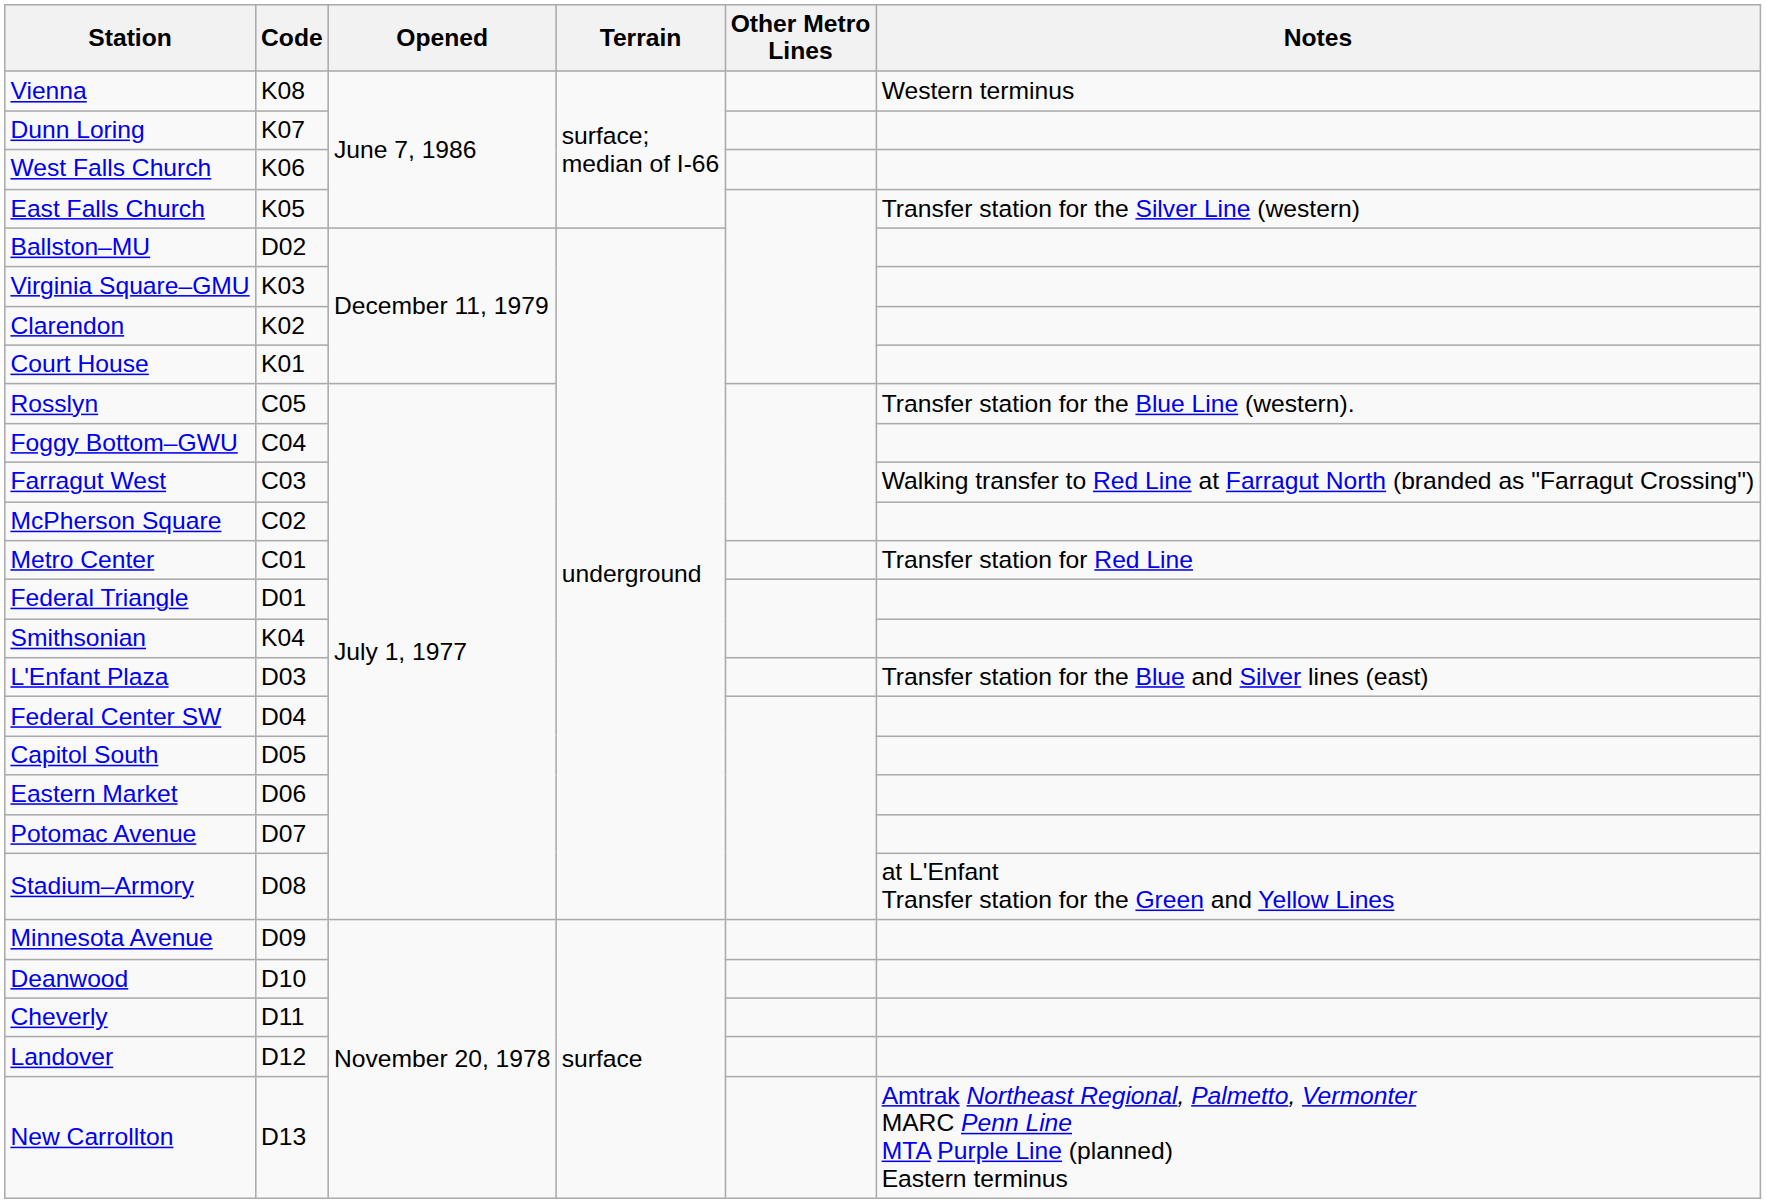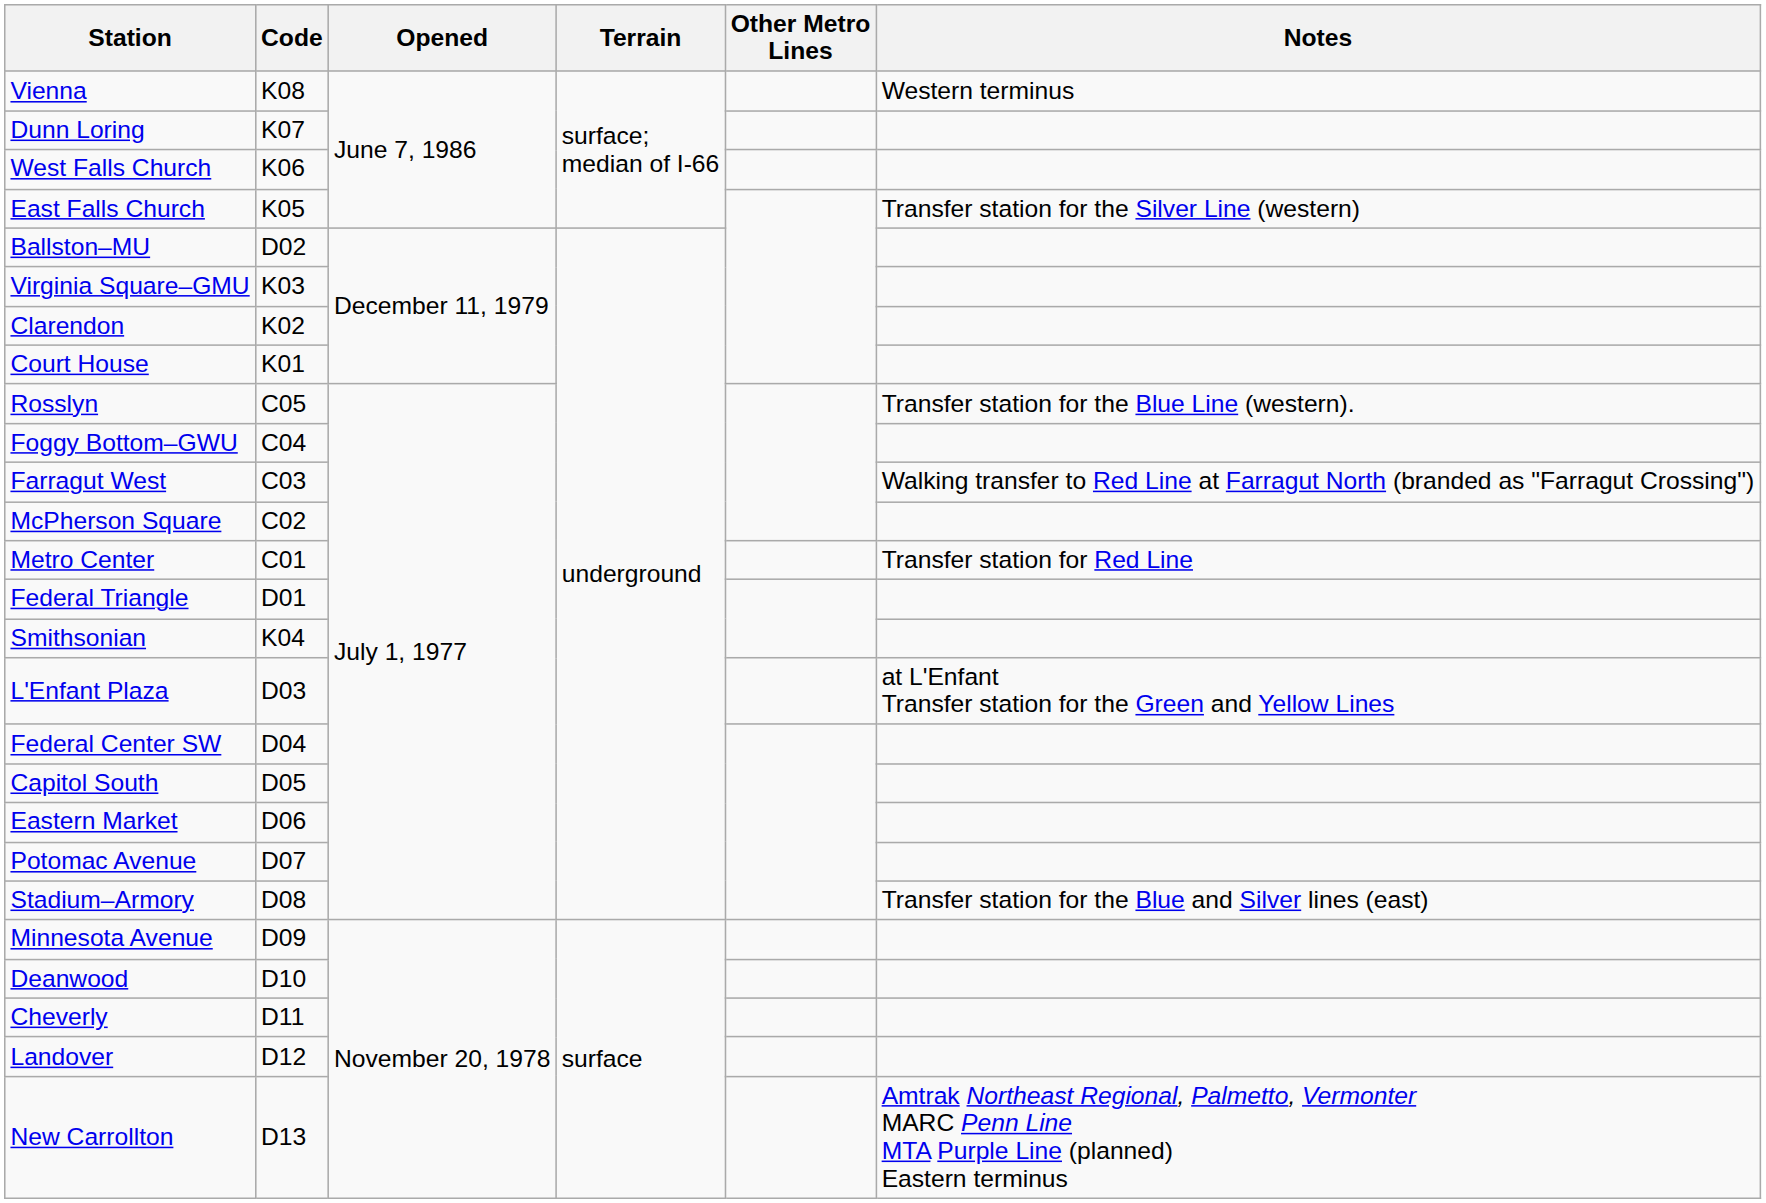(1155, 676) Transfer station for the Blue and Silver lines (east) -> (1138, 690) at L'Enfant Transfer station for the Green and Yellow Lines
(1138, 886) at L'Enfant Transfer station for the Green and Yellow Lines -> (1155, 900) Transfer station for the Blue and Silver lines (east)
